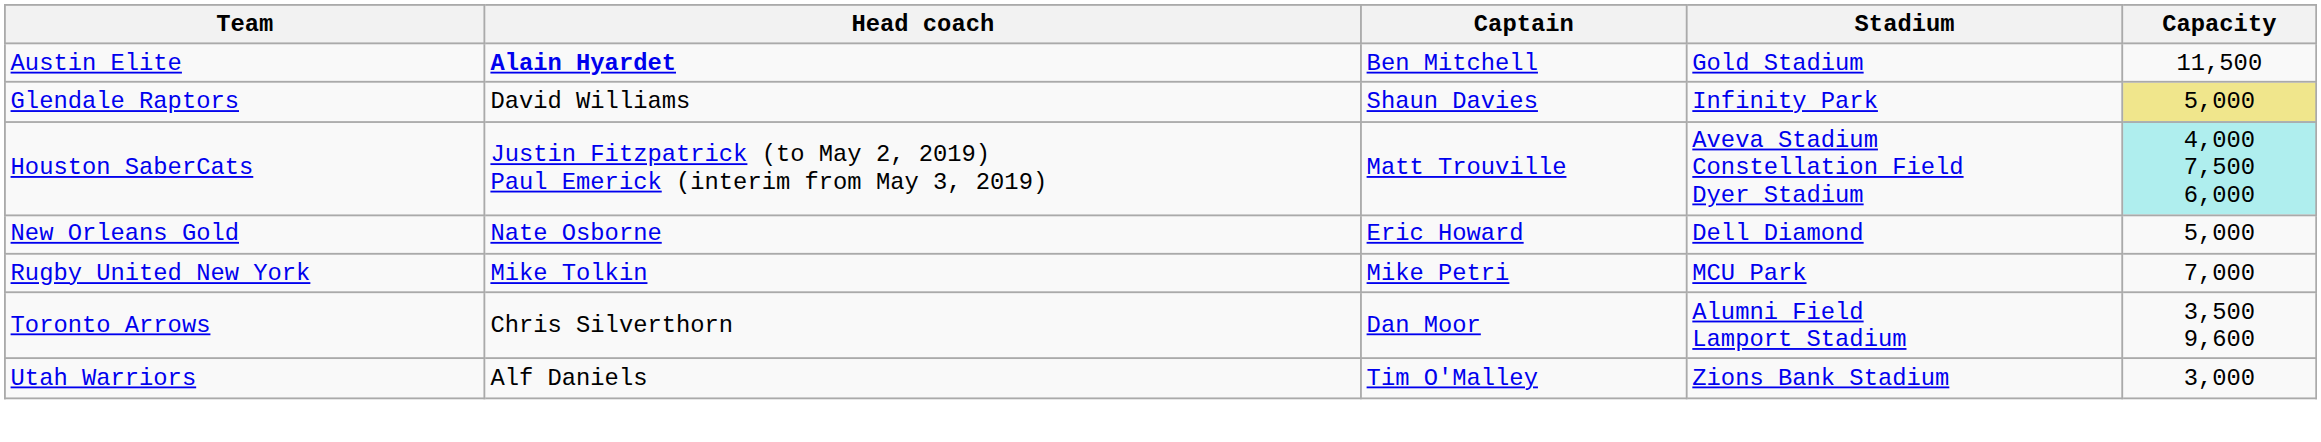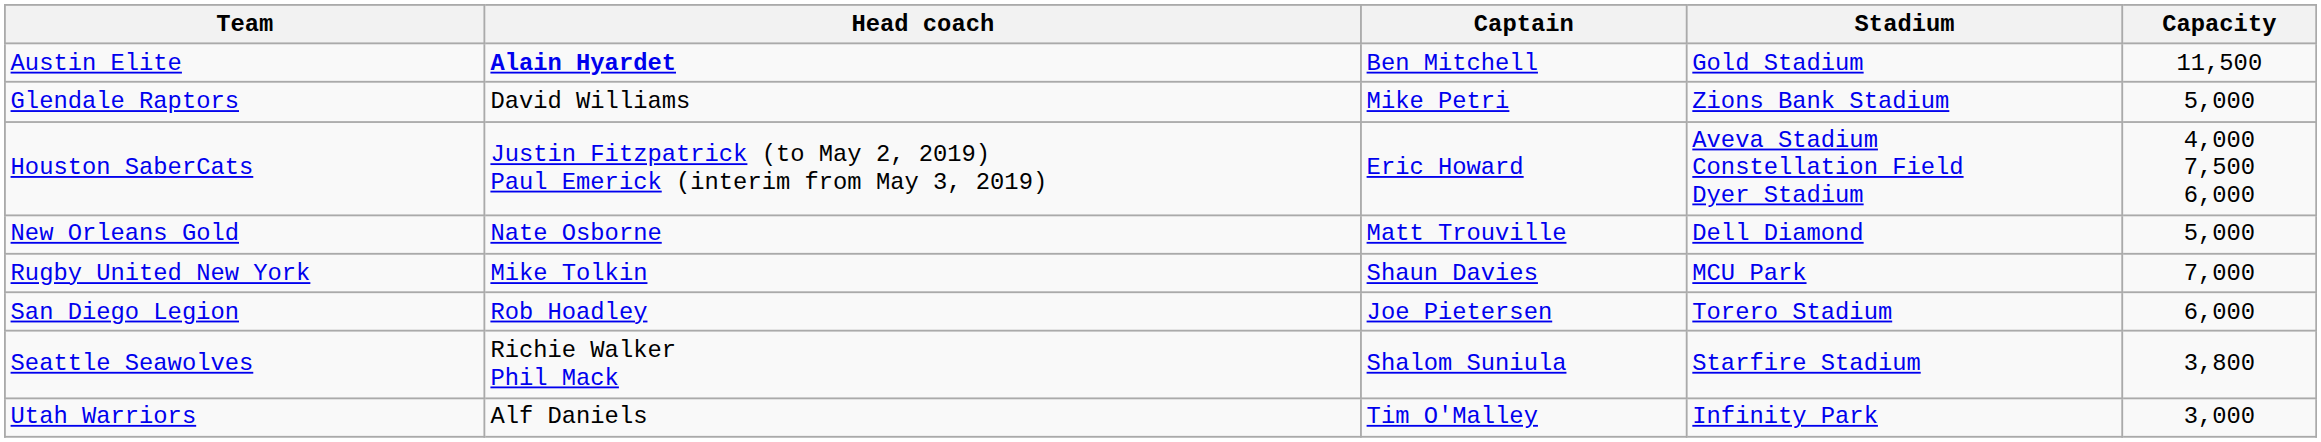(1452, 102) Shaun Davies -> (1438, 102) Mike Petri
(1785, 102) Infinity Park -> (1821, 102) Zions Bank Stadium
(2219, 102) khaki background -> (2219, 102) no background
(1467, 168) Matt Trouville -> (1445, 168) Eric Howard
(2219, 168) paleturquoise background -> (2219, 168) no background
(1445, 234) Eric Howard -> (1467, 234) Matt Trouville
(1438, 273) Mike Petri -> (1452, 273) Shaun Davies
+ row: (125, 312)
+ row: (132, 364)
- row: (111, 326)
(1821, 378) Zions Bank Stadium -> (1785, 417) Infinity Park
